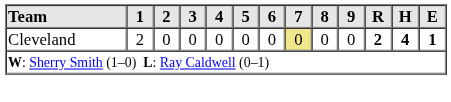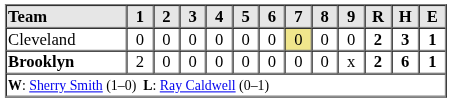(140, 39) 2 -> (140, 39) 0
(405, 39) 4 -> (405, 39) 3
+ row: (41, 62)
